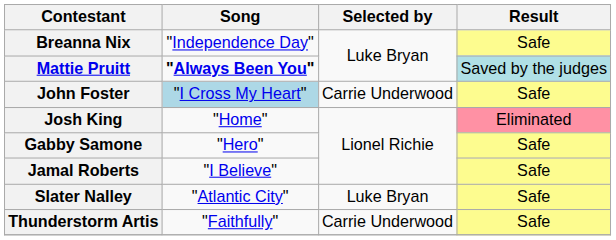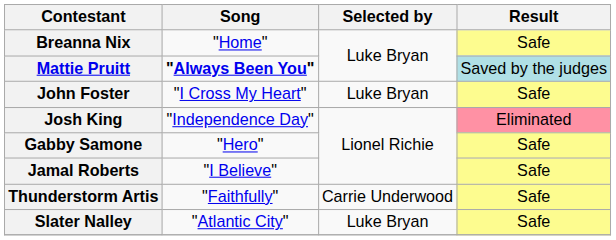(240, 42) "Independence Day" -> (240, 42) "Home"
(240, 94) lightblue background -> (240, 94) no background
(388, 94) Carrie Underwood -> (388, 94) Luke Bryan
(240, 119) "Home" -> (240, 119) "Independence Day"
rows swapped: (83, 222) <-> (83, 196)
